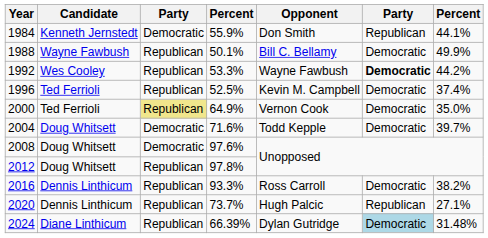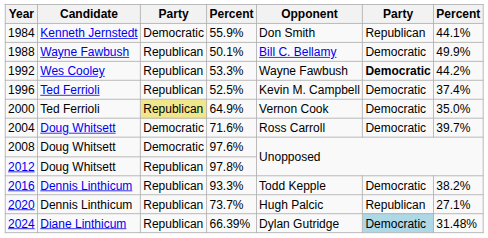(292, 128) Todd Kepple -> (292, 128) Ross Carroll
(292, 185) Ross Carroll -> (292, 185) Todd Kepple
